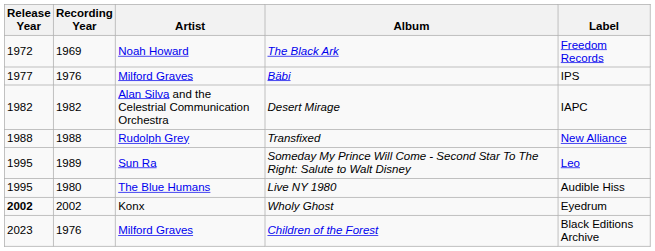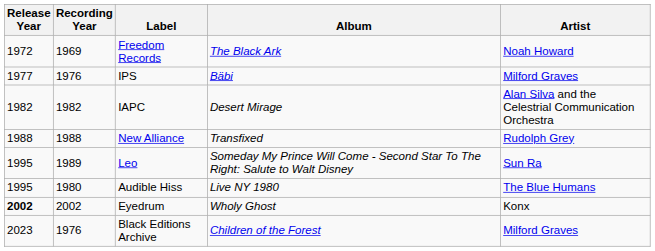columns swapped: (190, 26) <-> (604, 26)
